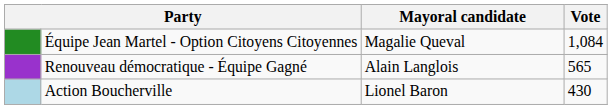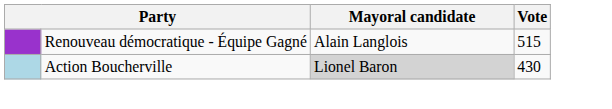- row: (201, 41)
(580, 66) 565 -> (529, 41) 515
(406, 91) no background -> (356, 66) lightgrey background
